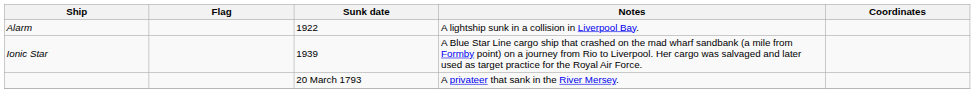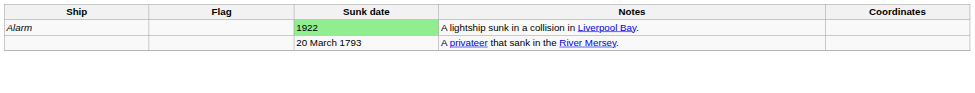(307, 27) no background -> (307, 27) lightgreen background
- row: (27, 54)
